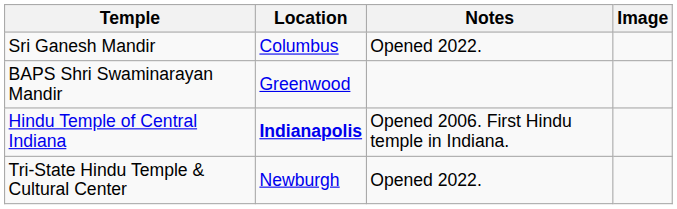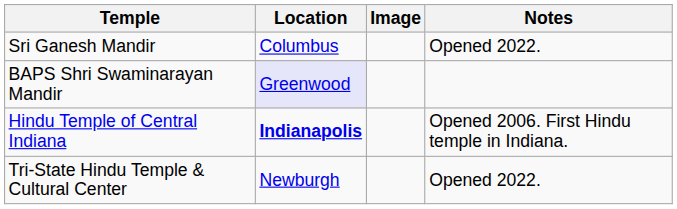columns swapped: (643, 18) <-> (490, 18)
(305, 84) no background -> (305, 84) lavender background
